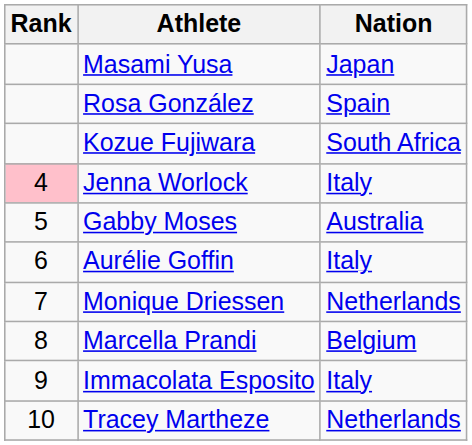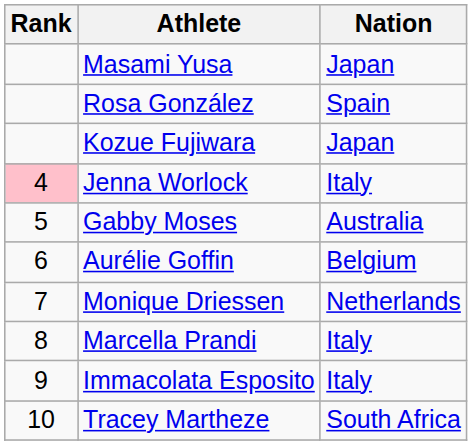(394, 143) South Africa -> (360, 143) Japan
(349, 261) Italy -> (371, 261) Belgium
(371, 340) Belgium -> (349, 340) Italy
(394, 420) Netherlands -> (394, 420) South Africa
